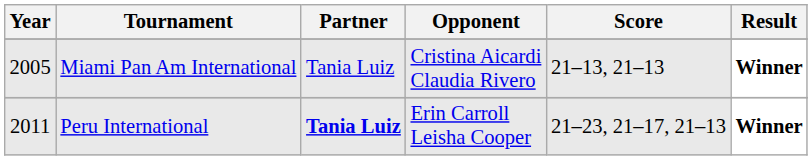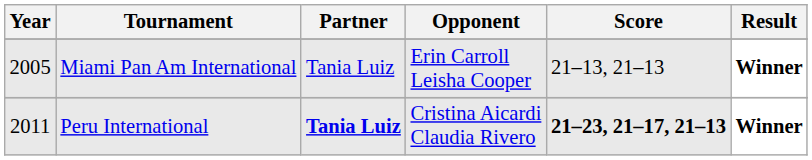(476, 67) Cristina Aicardi Claudia Rivero -> (471, 67) Erin Carroll Leisha Cooper
(471, 126) Erin Carroll Leisha Cooper -> (476, 126) Cristina Aicardi Claudia Rivero
(638, 126) normal -> (638, 126) bold
